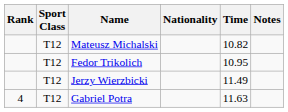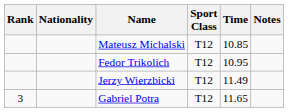columns swapped: (52, 19) <-> (190, 19)
(235, 44) 10.82 -> (235, 44) 10.85
(20, 98) 4 -> (20, 98) 3
(235, 98) 11.63 -> (235, 98) 11.65
